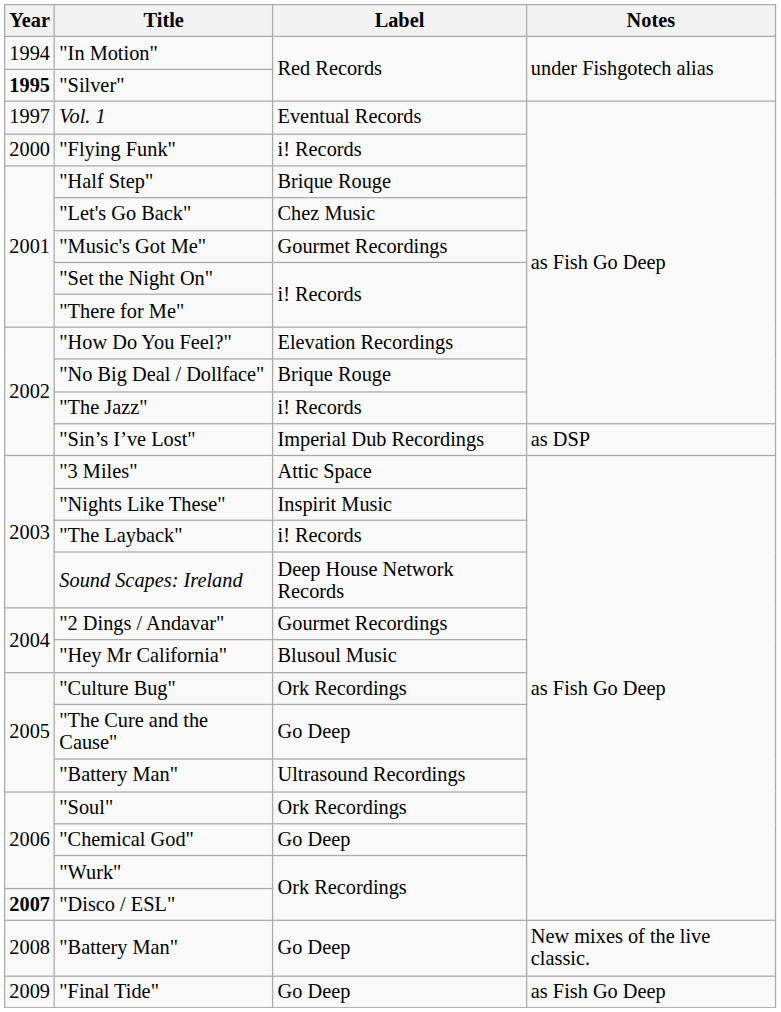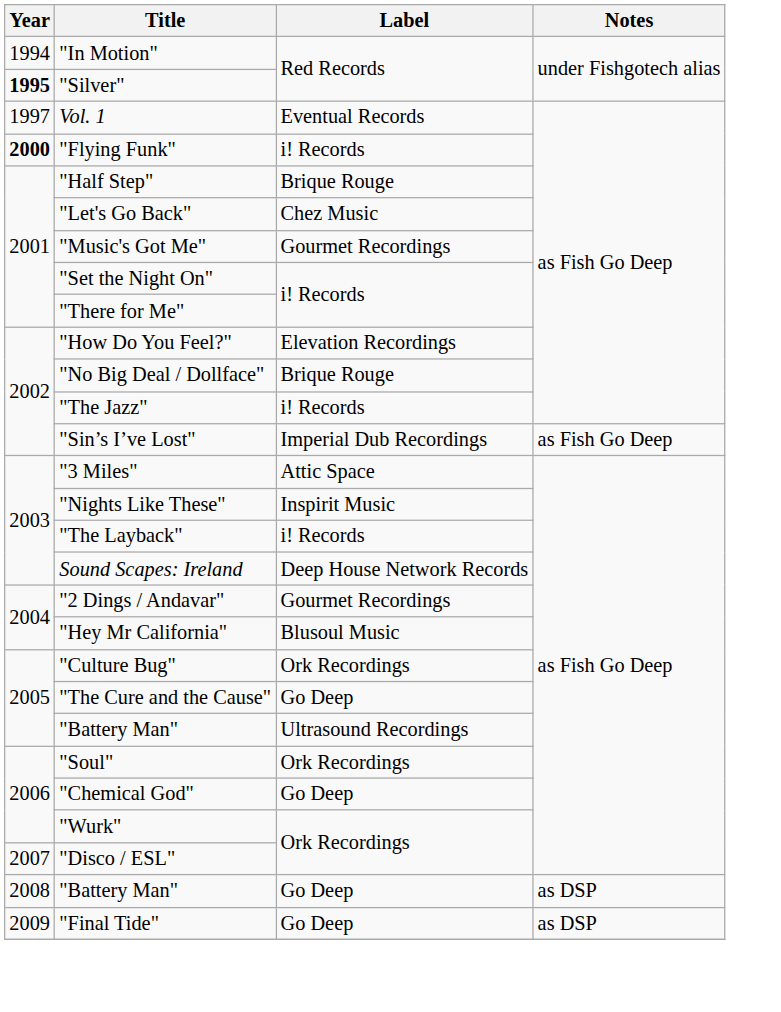(30, 149) normal -> (30, 149) bold
(560, 439) as DSP -> (605, 439) as Fish Go Deep
(30, 904) bold -> (30, 858) normal
(621, 947) New mixes of the live classic. -> (567, 890) as DSP
(598, 991) as Fish Go Deep -> (567, 922) as DSP
